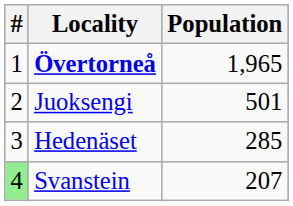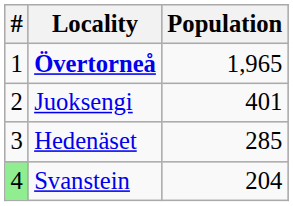(264, 102) 501 -> (264, 102) 401
(264, 180) 207 -> (264, 180) 204
